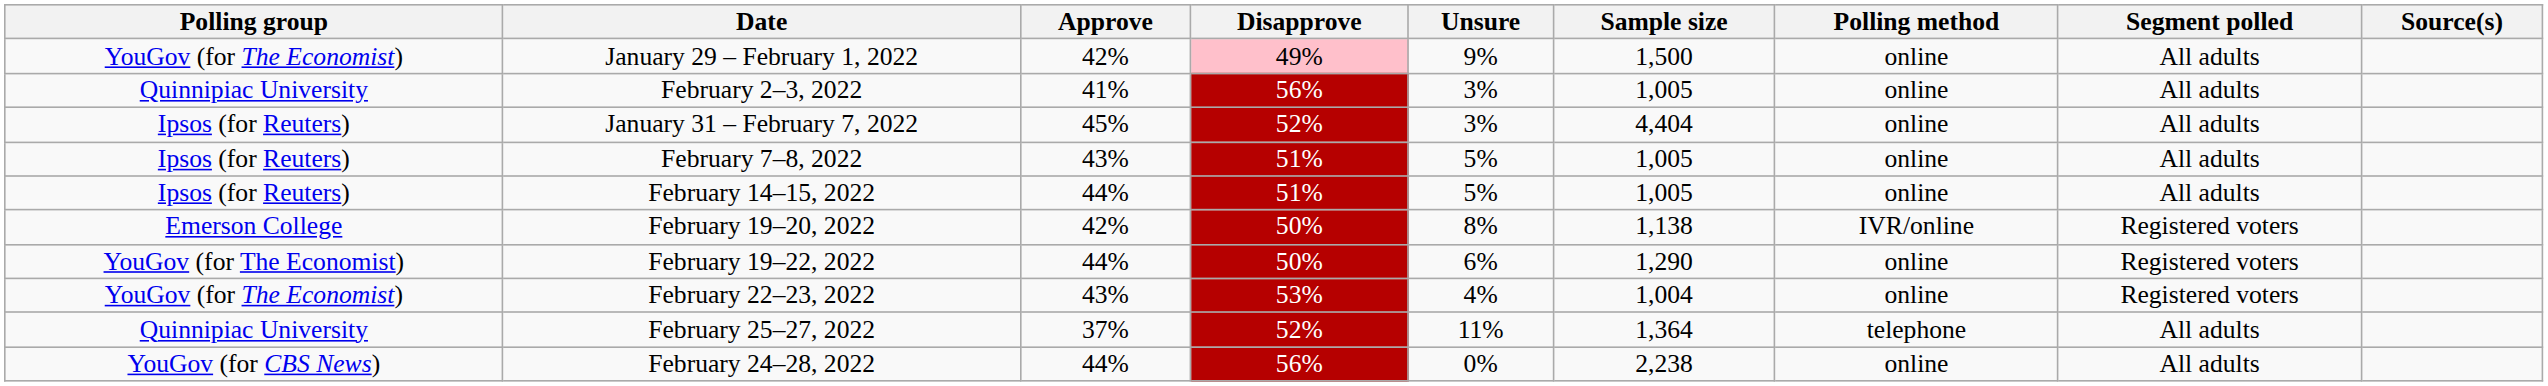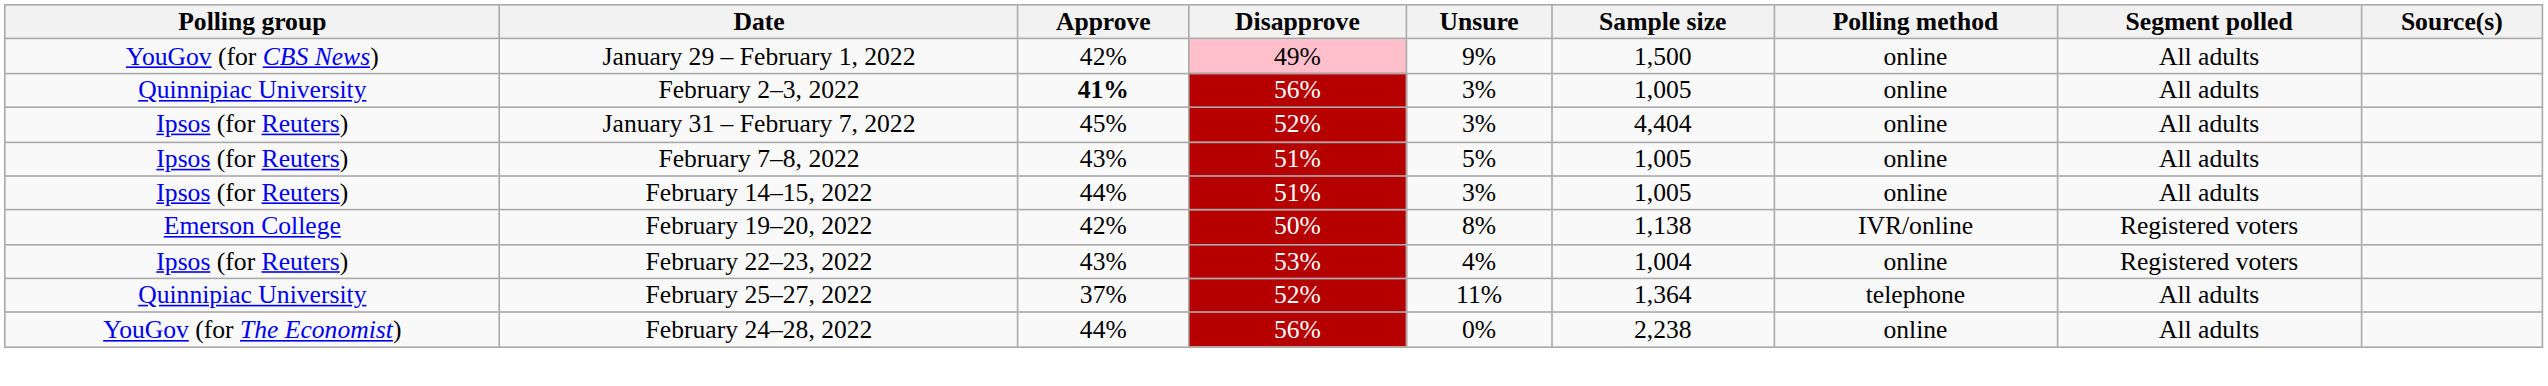(254, 55) YouGov (for The Economist) -> (252, 55) YouGov (for CBS News)
(1105, 90) normal -> (1103, 90) bold
(1481, 192) 5% -> (1479, 192) 3%
- row: (762, 261)
(254, 295) YouGov (for The Economist) -> (252, 261) Ipsos (for Reuters)
(254, 363) YouGov (for CBS News) -> (252, 329) YouGov (for The Economist)
